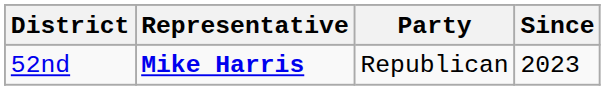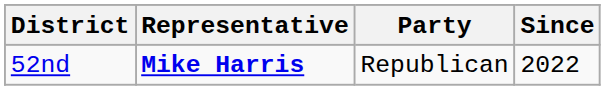(550, 65) 2023 -> (550, 65) 2022
